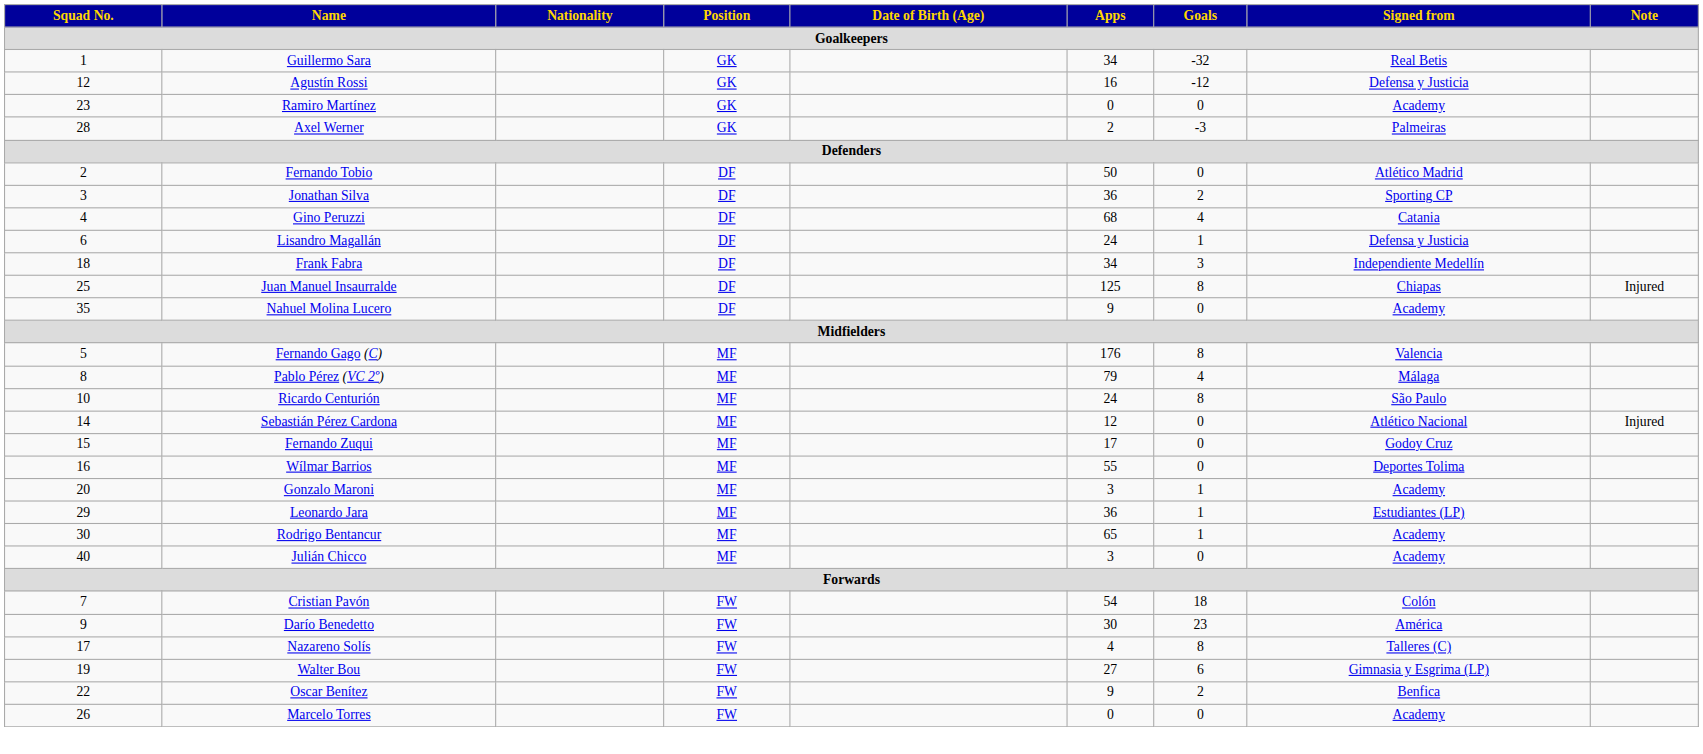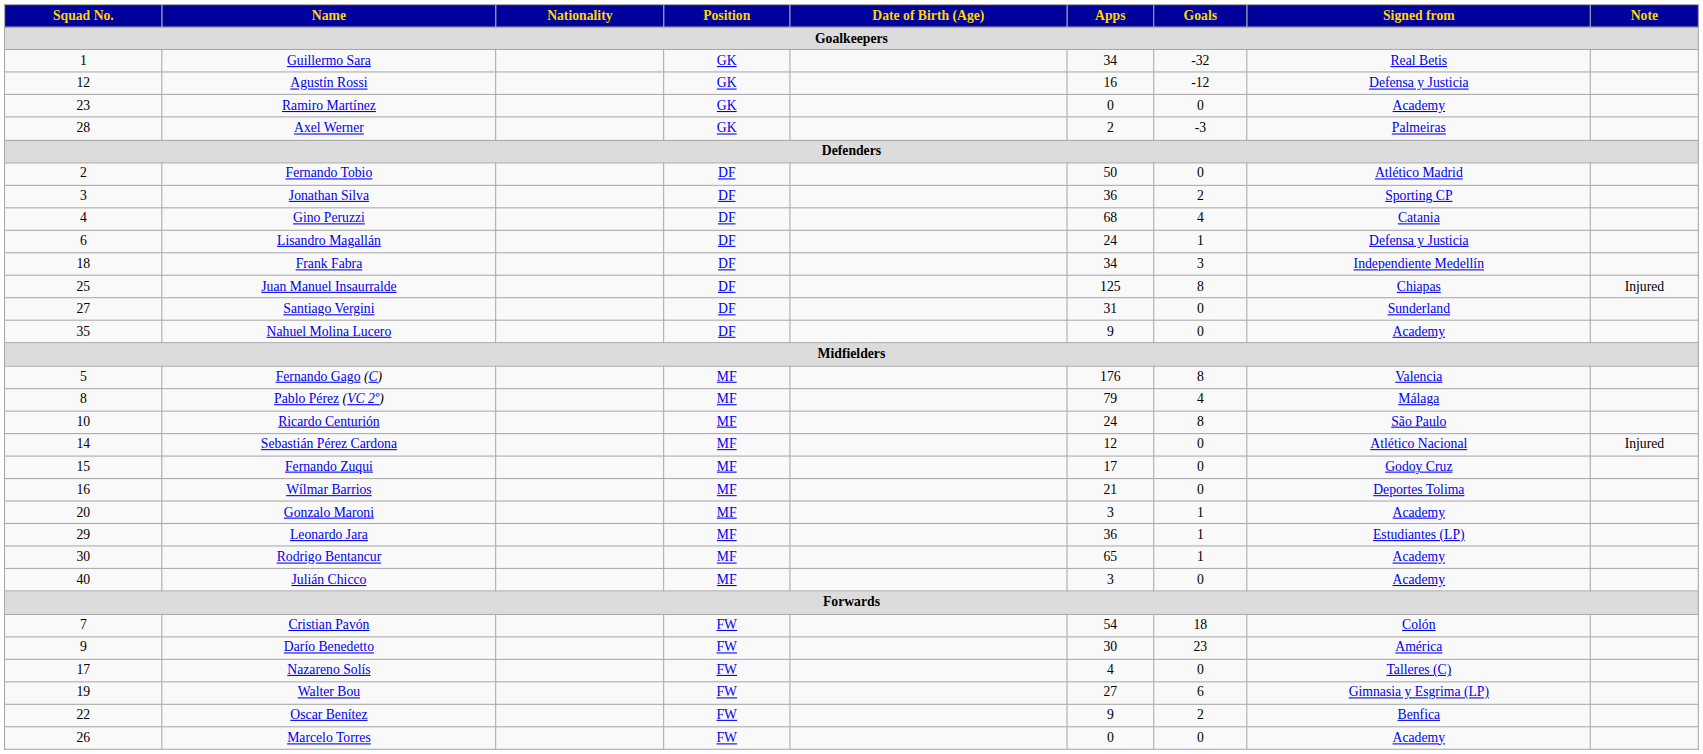+ row: (329, 308)
(1110, 466) 55 -> (1110, 489) 21
(1200, 647) 8 -> (1200, 670) 0
